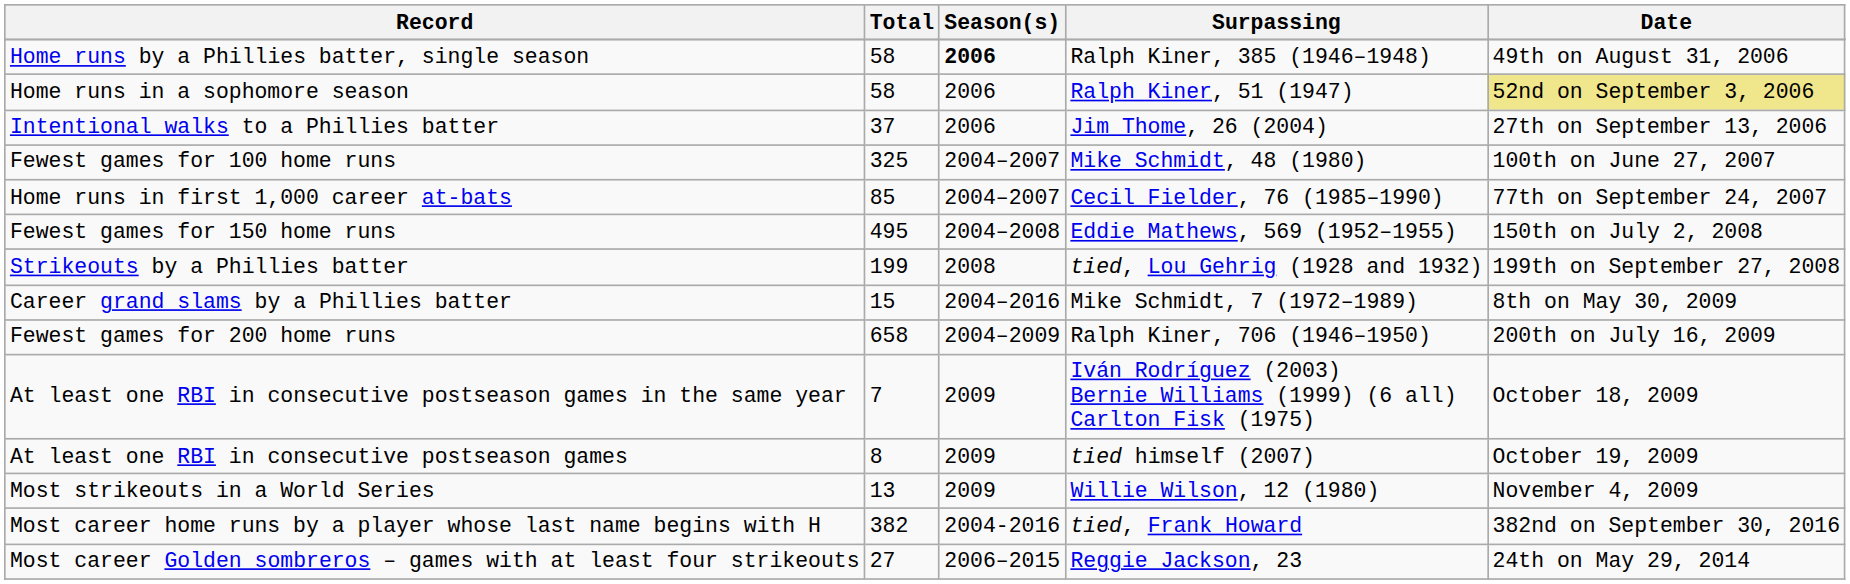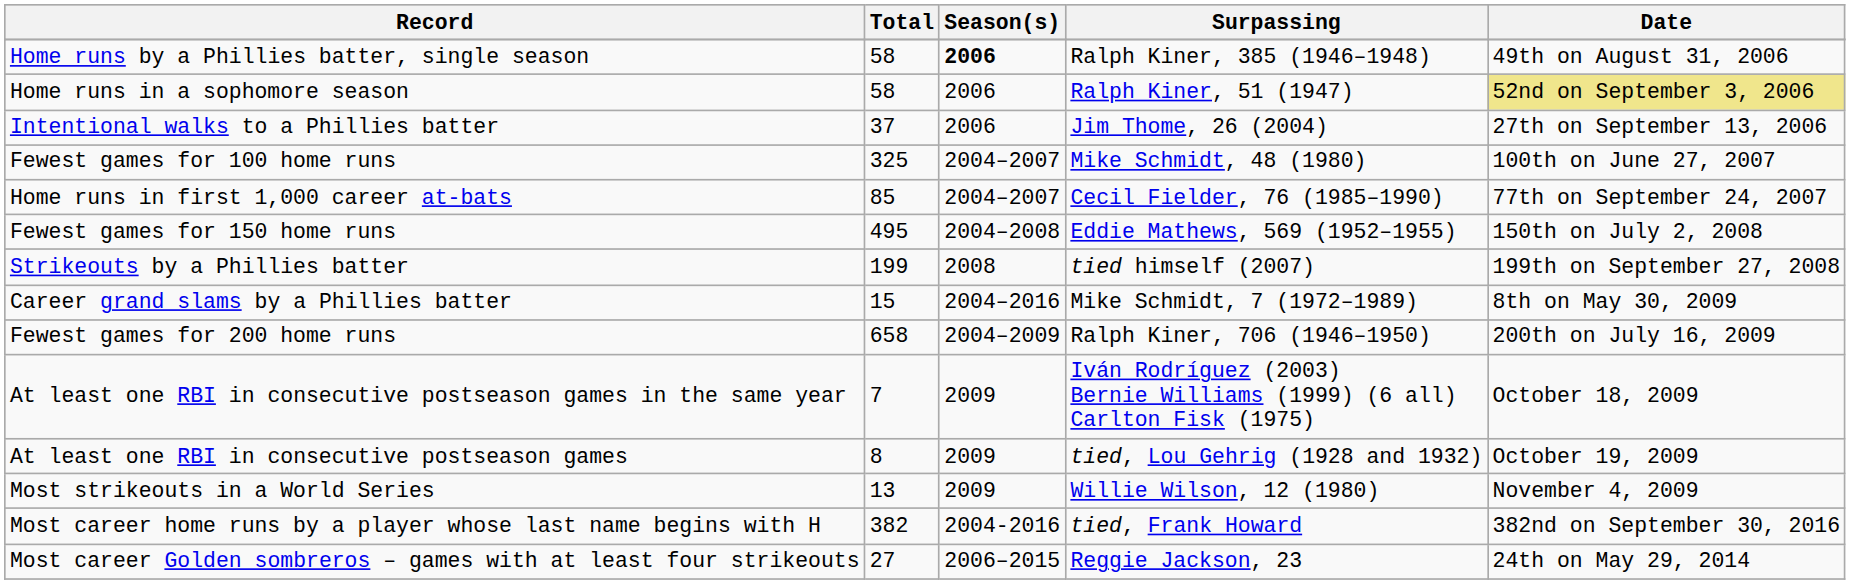(1276, 267) tied, Lou Gehrig (1928 and 1932) -> (1193, 267) tied himself (2007)
(1193, 456) tied himself (2007) -> (1276, 456) tied, Lou Gehrig (1928 and 1932)
